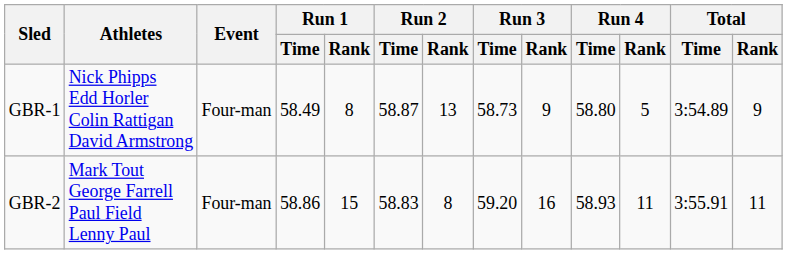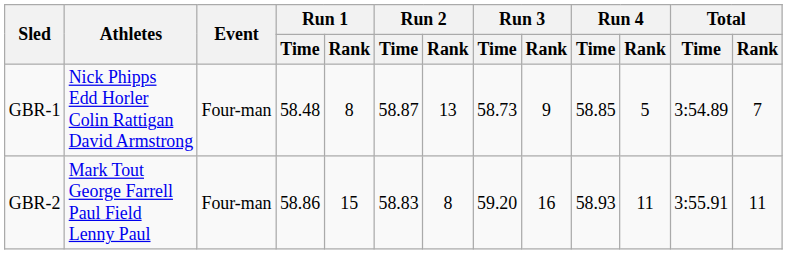(300, 110) 58.49 -> (300, 110) 58.48
(596, 110) 58.80 -> (596, 110) 58.85
(757, 110) 9 -> (757, 110) 7
